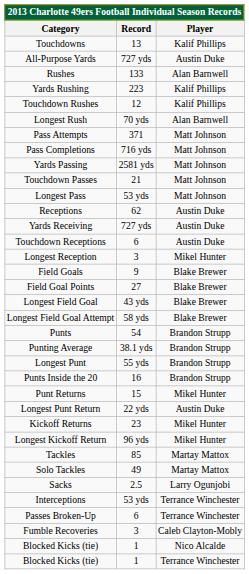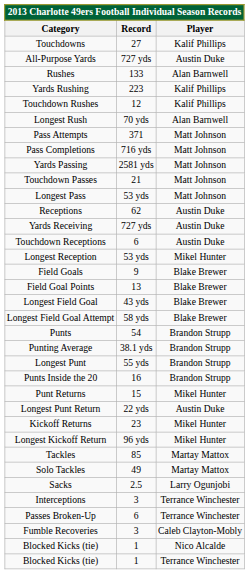(136, 43) 13 -> (136, 43) 27
(136, 256) 3 -> (136, 256) 53 yds
(136, 287) 27 -> (136, 287) 13
(136, 500) 53 yds -> (136, 500) 3
